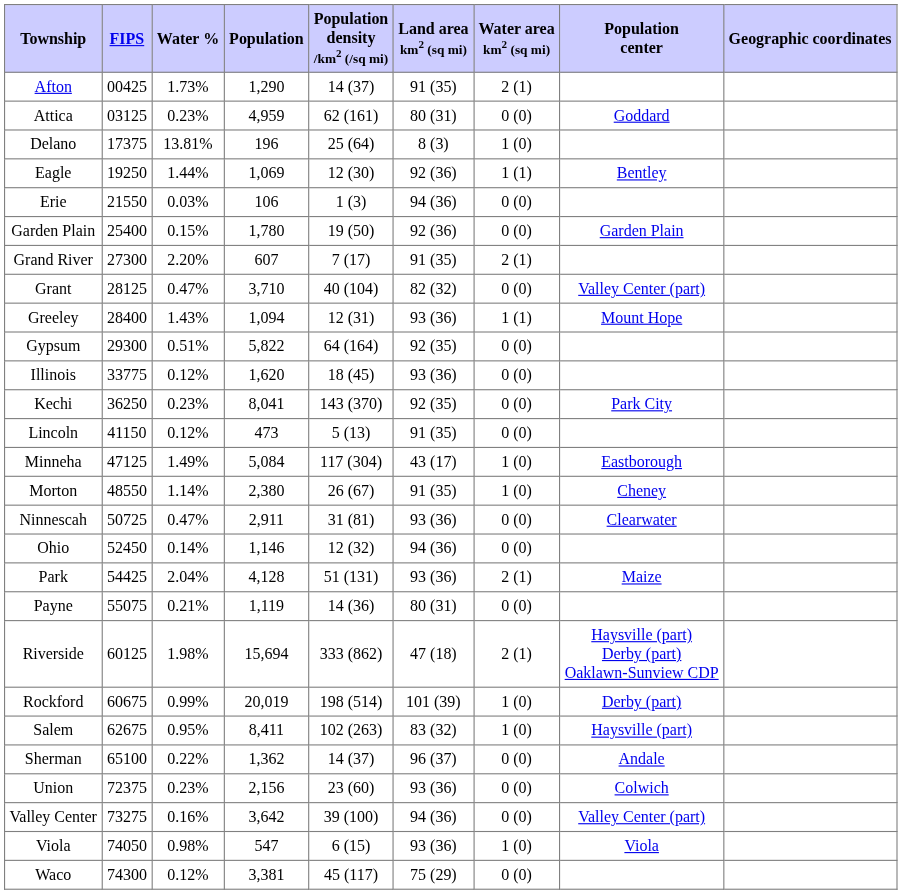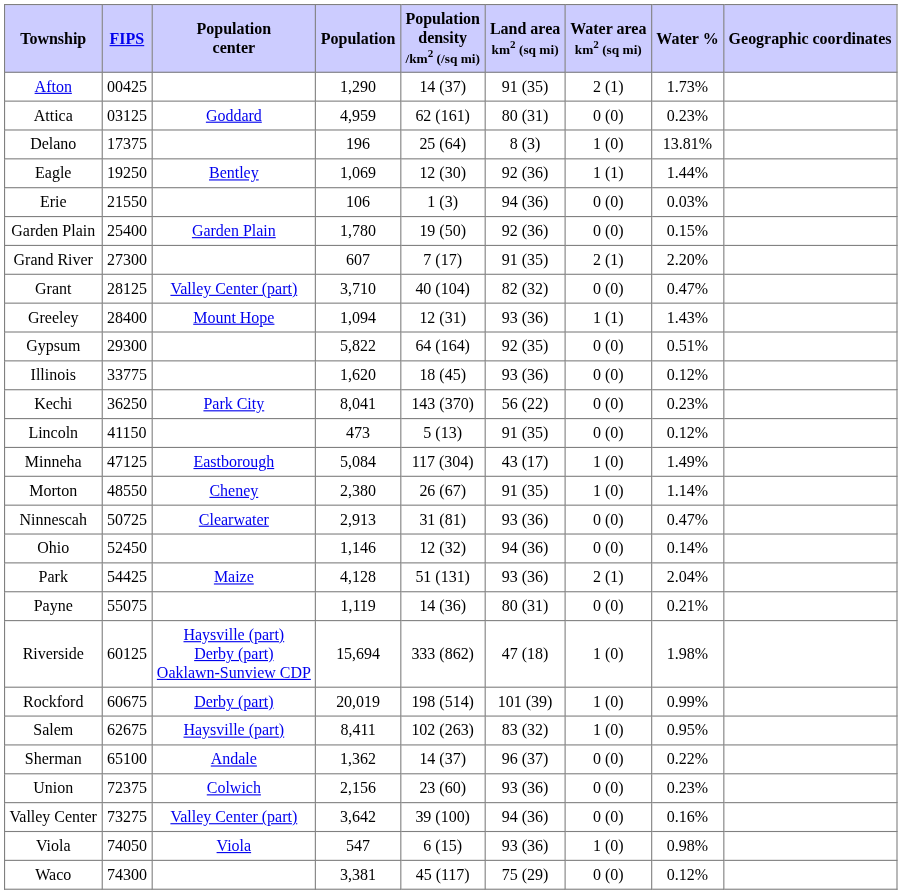columns swapped: (642, 38) <-> (188, 38)
(433, 404) 92 (35) -> (525, 404) 56 (22)
(266, 519) 2,911 -> (358, 519) 2,913
(517, 653) 2 (1) -> (608, 653) 1 (0)
